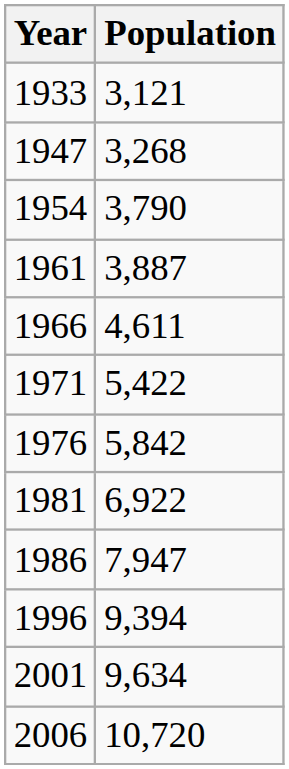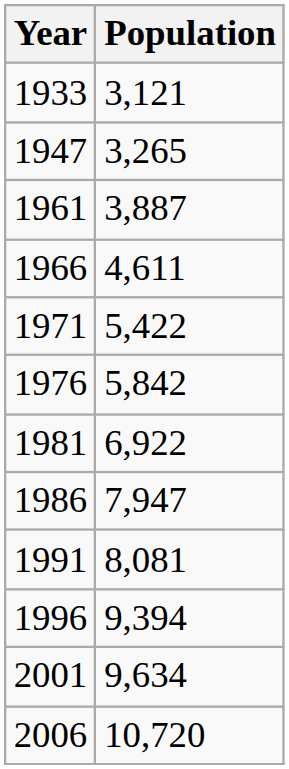(146, 150) 3,268 -> (146, 150) 3,265
- row: (50, 208)
+ row: (50, 558)
